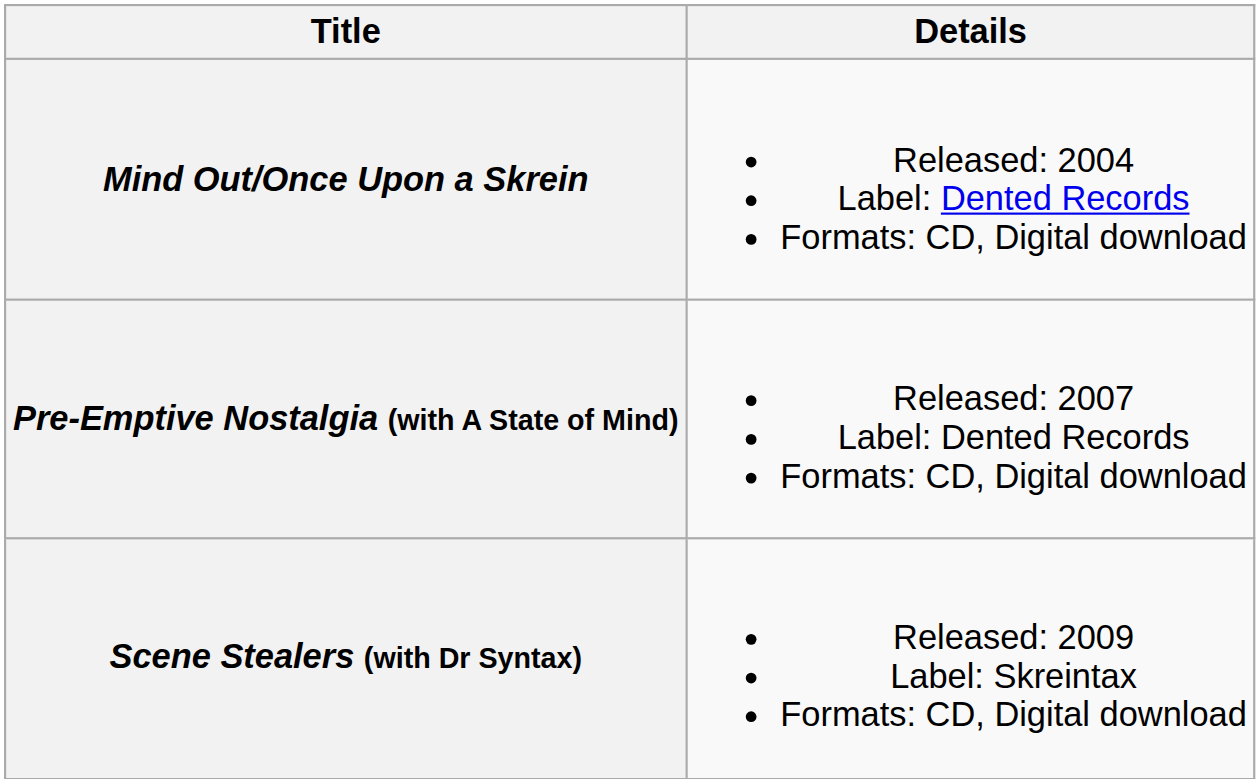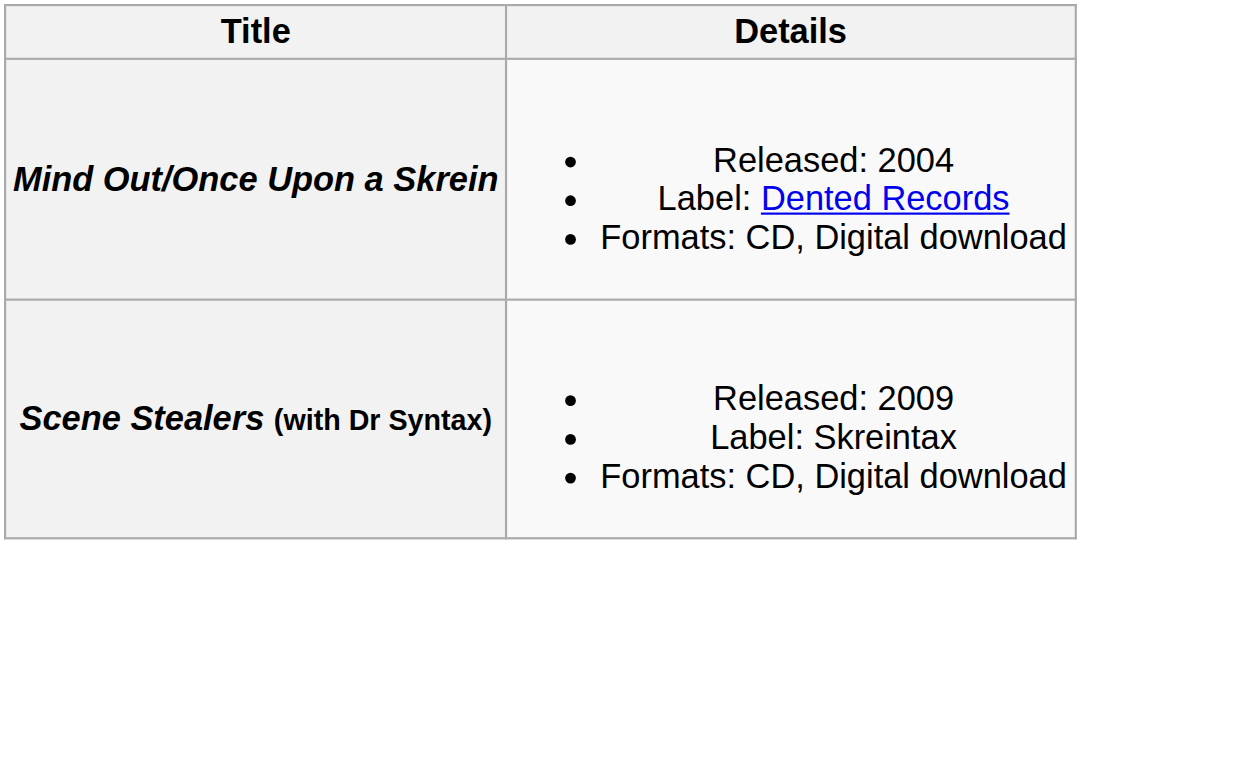- row: (346, 418)
